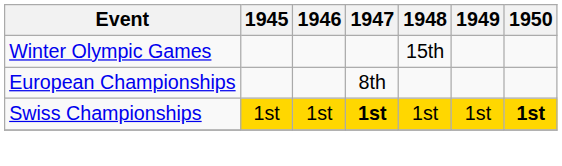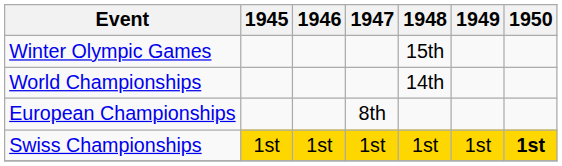+ row: (105, 82)
(372, 113) bold -> (372, 144) normal
